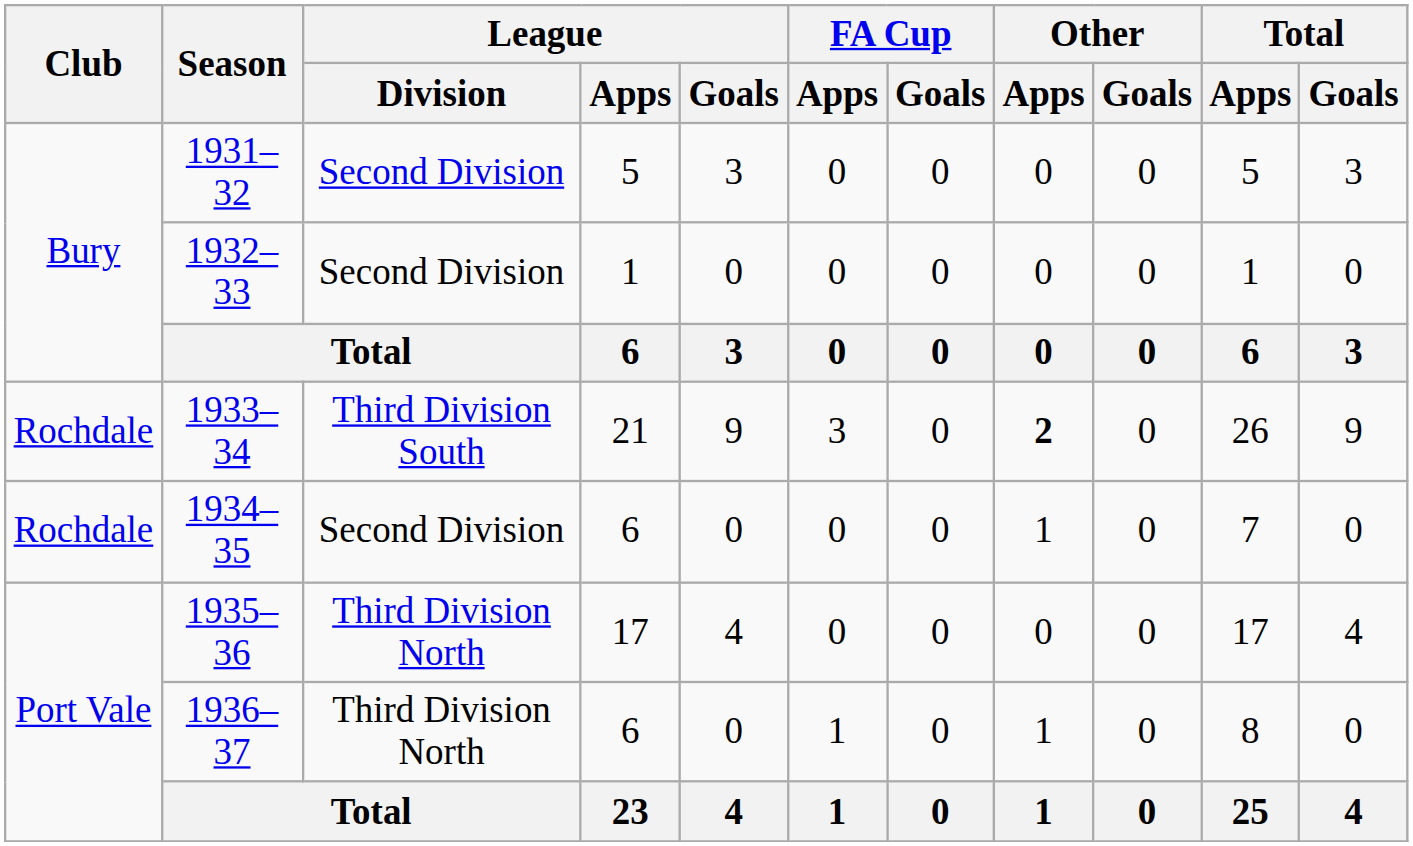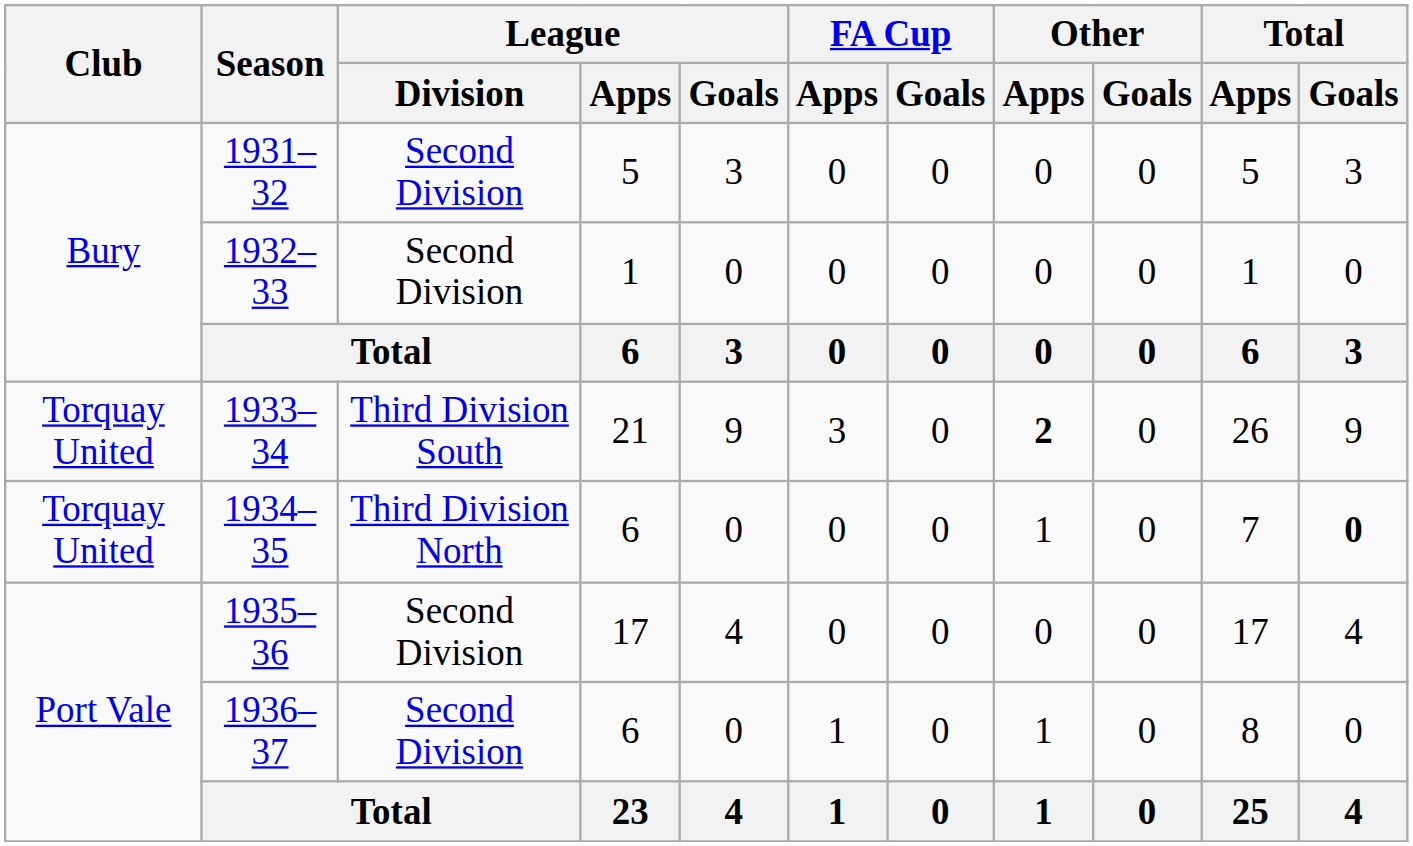(83, 430) Rochdale -> (103, 430) Torquay United
(83, 531) Rochdale -> (103, 531) Torquay United
(441, 531) Second Division -> (460, 531) Third Division North
(1354, 531) normal -> (1354, 531) bold
(442, 631) Third Division North -> (460, 631) Second Division
(442, 731) Third Division North -> (460, 731) Second Division
